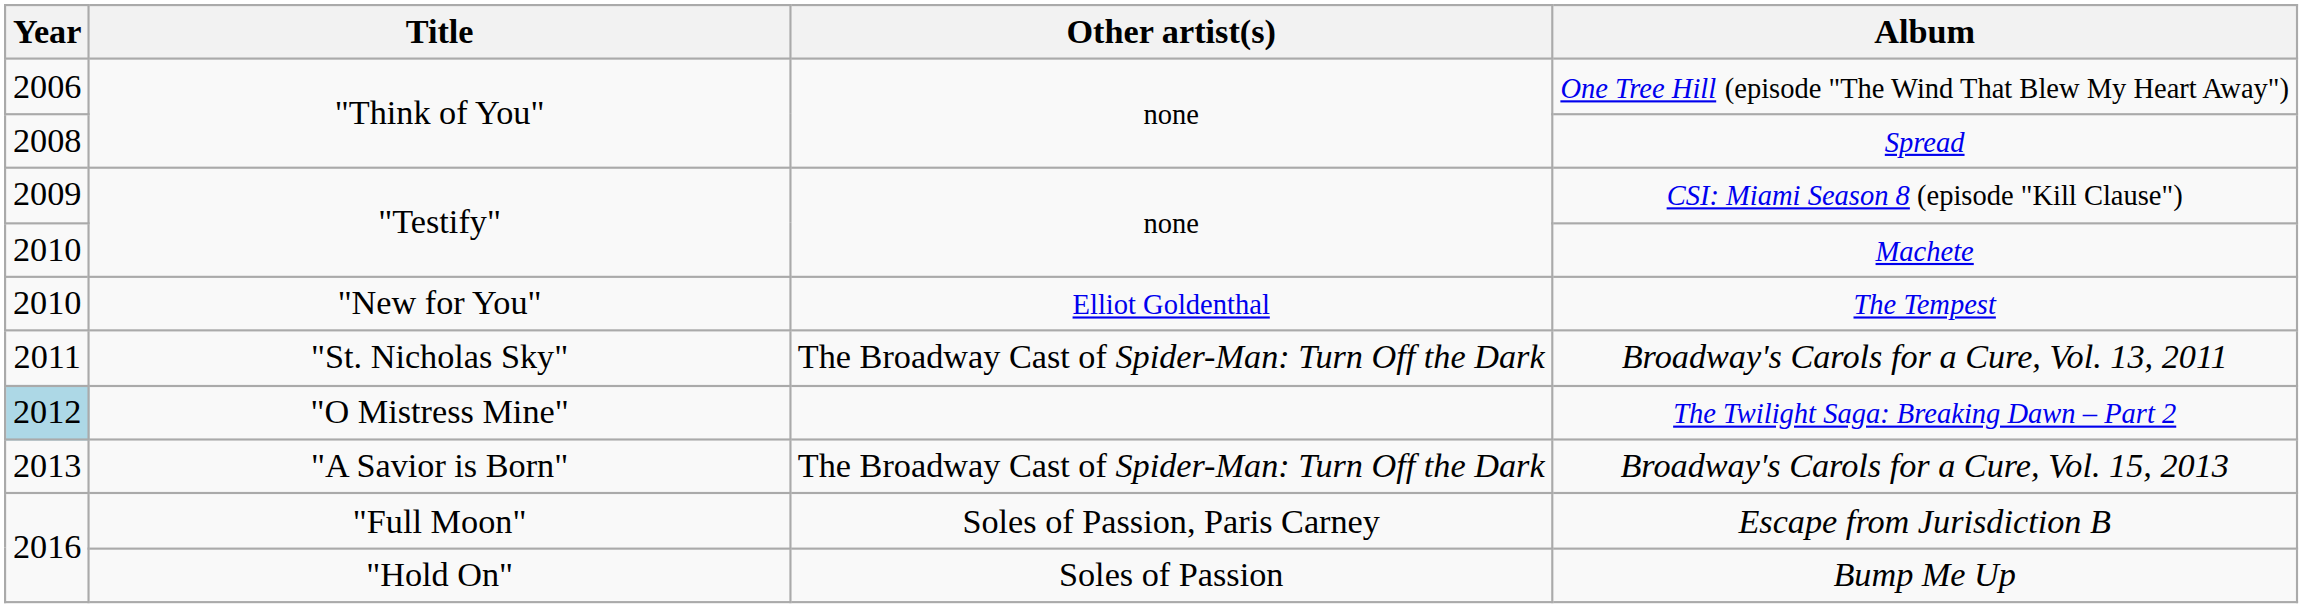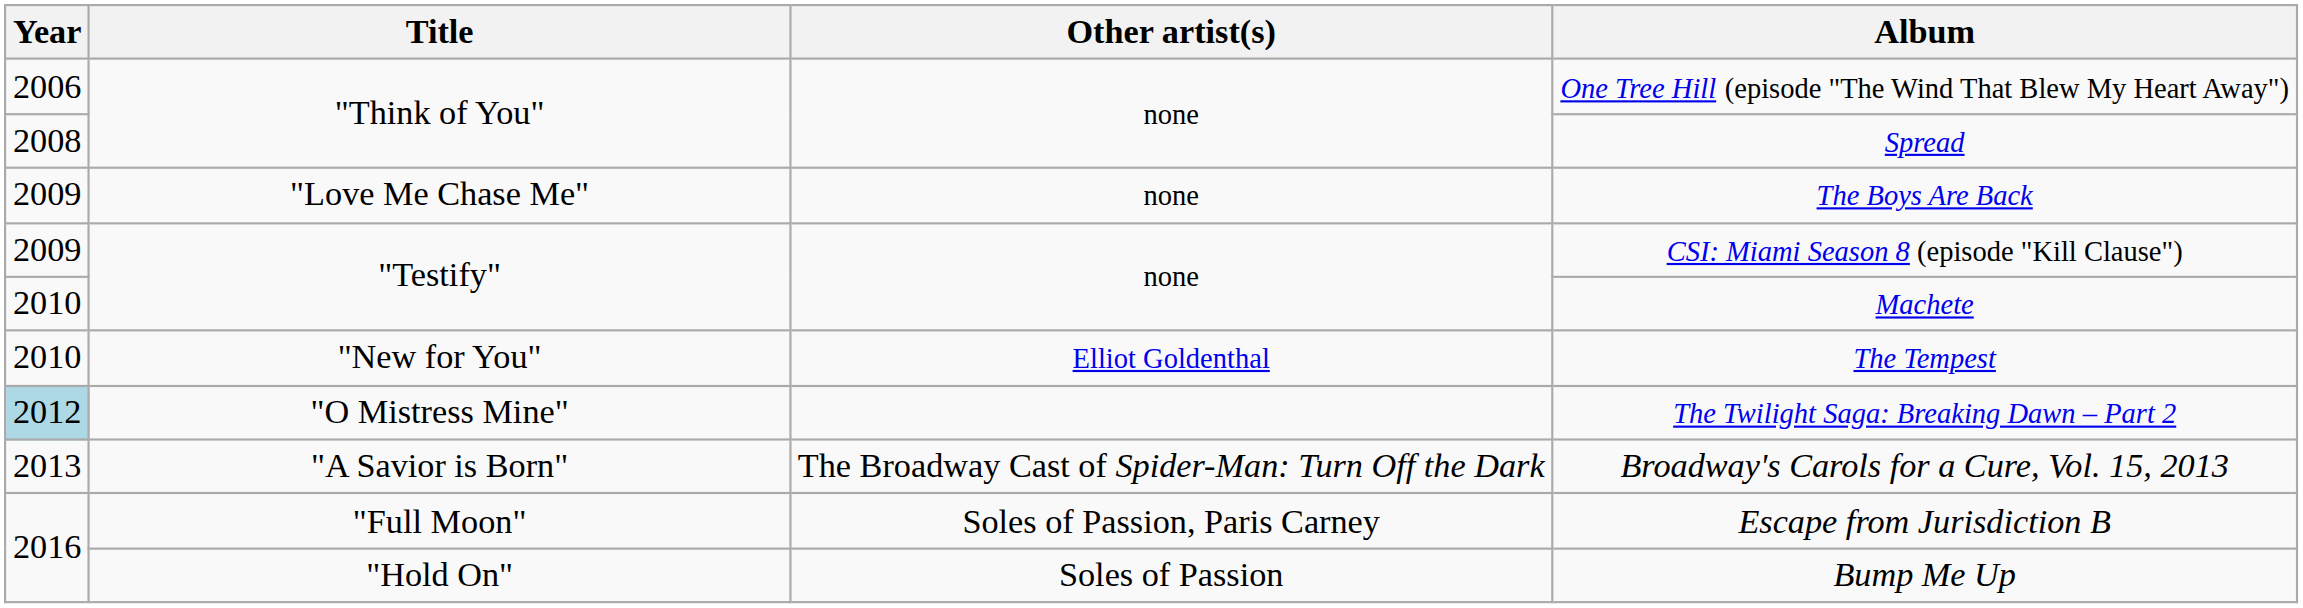+ row: (1925, 194)
- row: (1925, 357)
